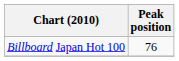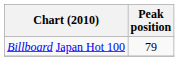(151, 46) 76 -> (151, 46) 79
